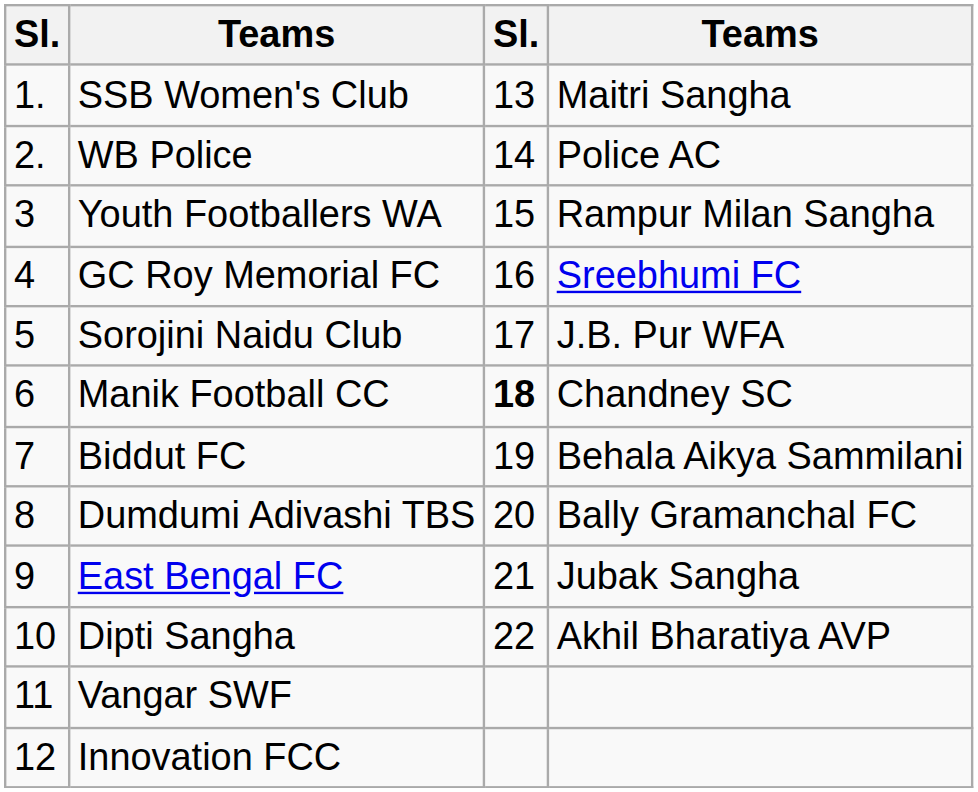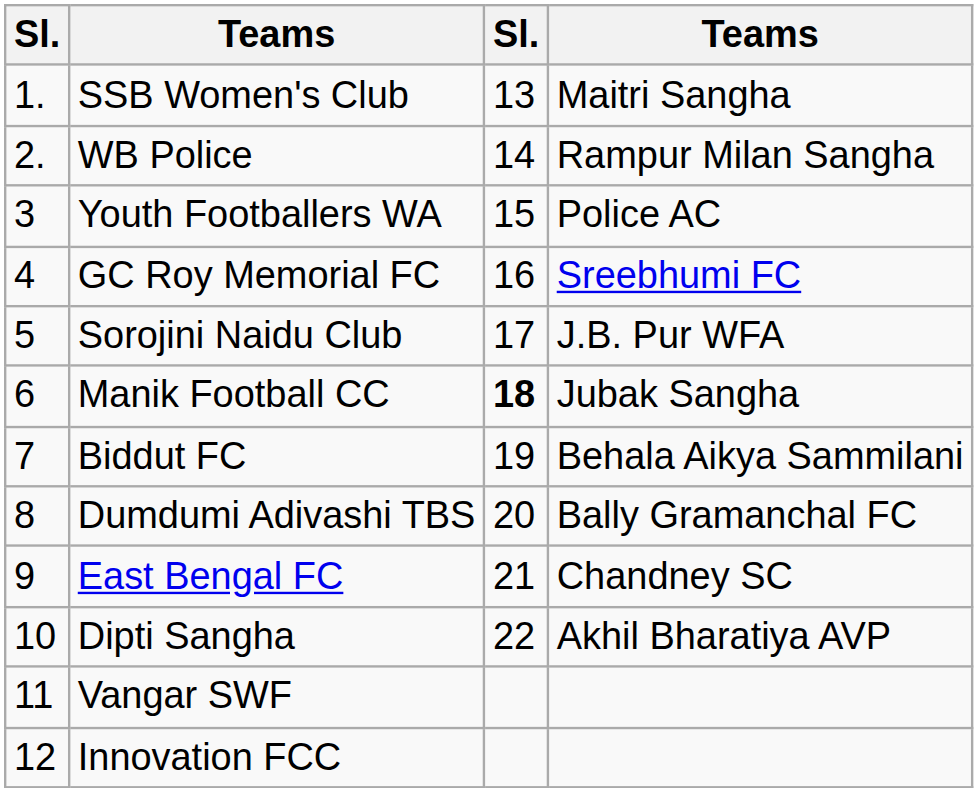(639, 154) Police AC -> (745, 154) Rampur Milan Sangha
(745, 214) Rampur Milan Sangha -> (639, 214) Police AC
(675, 395) Chandney SC -> (678, 395) Jubak Sangha
(678, 575) Jubak Sangha -> (675, 575) Chandney SC
